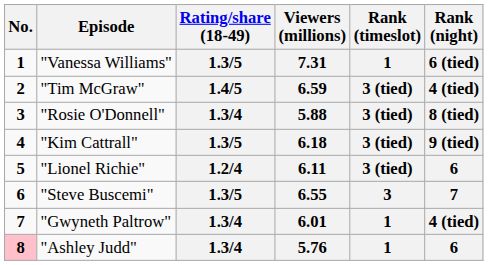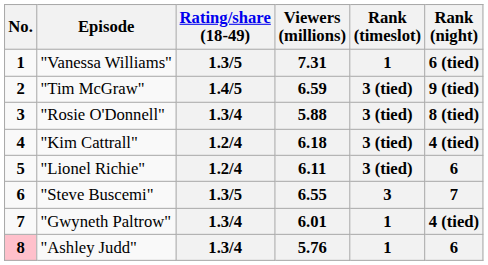(454, 89) 4 (tied) -> (454, 89) 9 (tied)
(225, 141) 1.3/5 -> (225, 141) 1.2/4
(454, 141) 9 (tied) -> (454, 141) 4 (tied)
